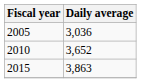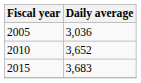(79, 68) 3,863 -> (79, 68) 3,683
